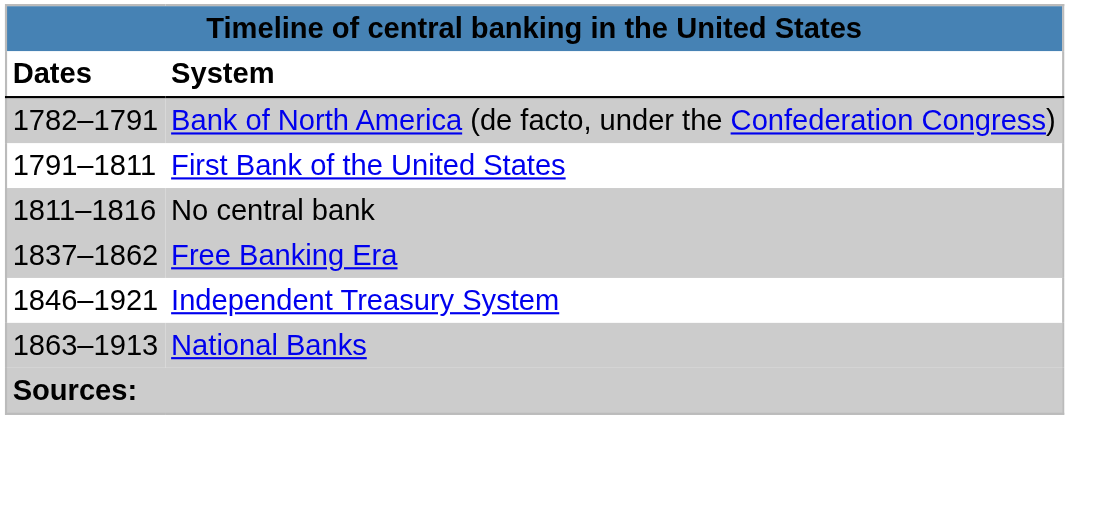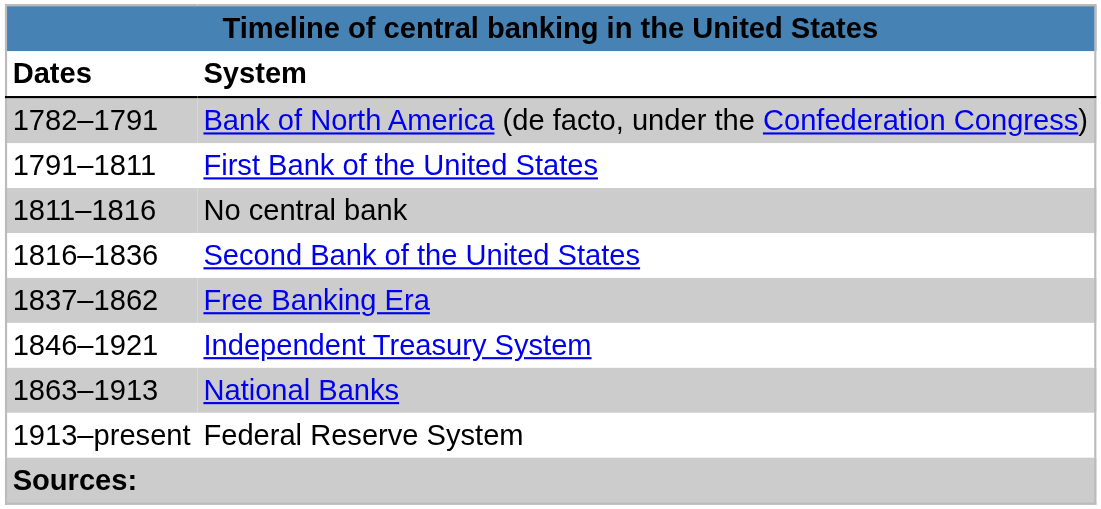+ row: (422, 255)
+ row: (364, 435)
